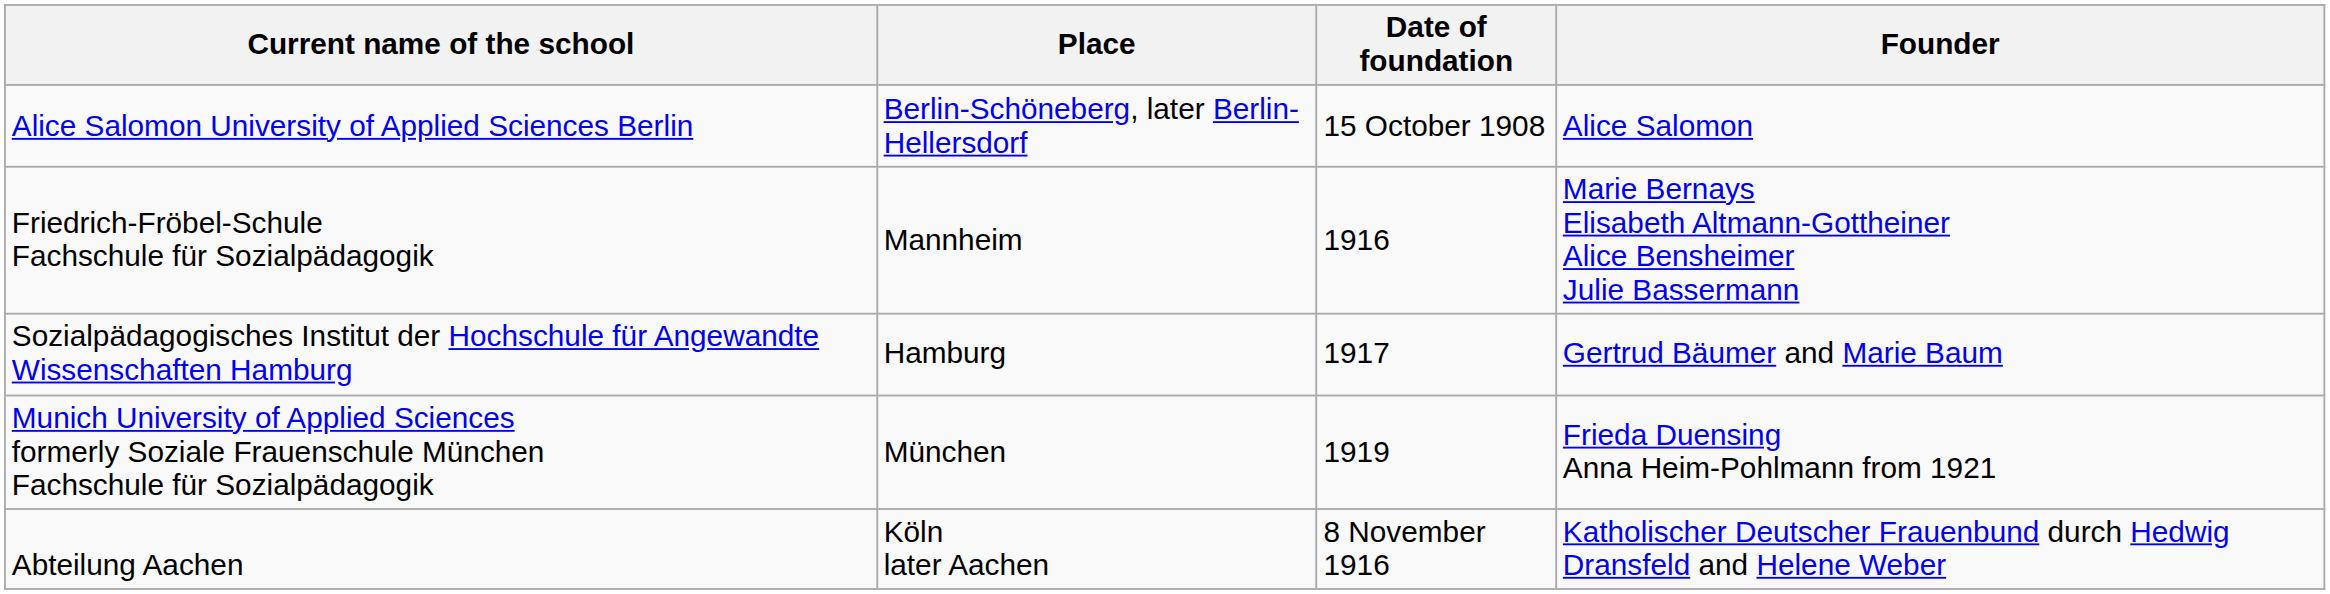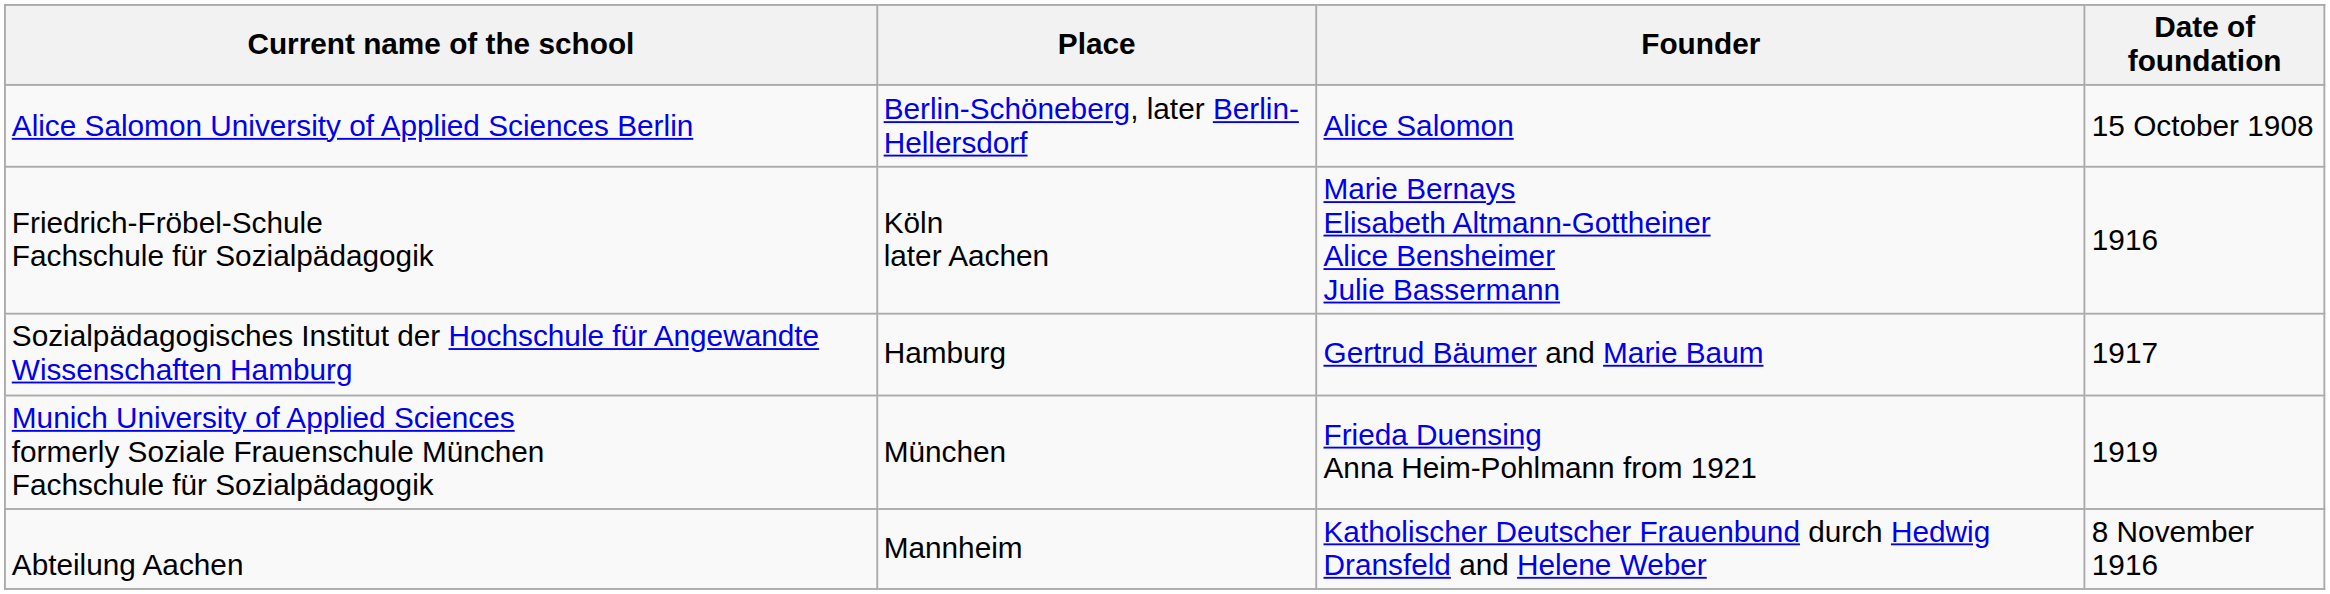columns swapped: (1436, 44) <-> (1940, 44)
(953, 239) Mannheim -> (966, 239) Köln later Aachen
(966, 548) Köln later Aachen -> (953, 548) Mannheim
